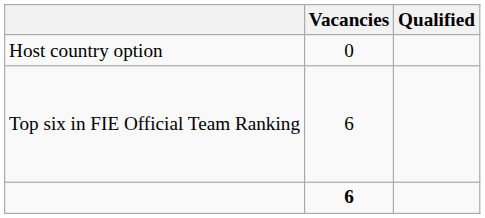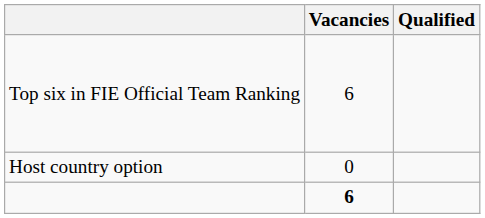rows swapped: (86, 50) <-> (155, 123)
